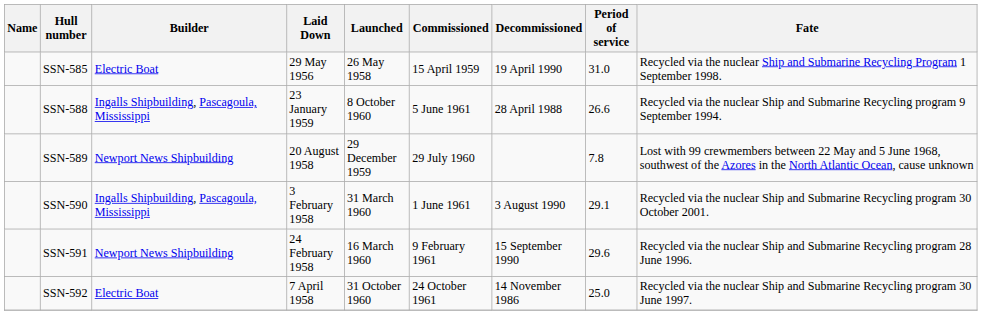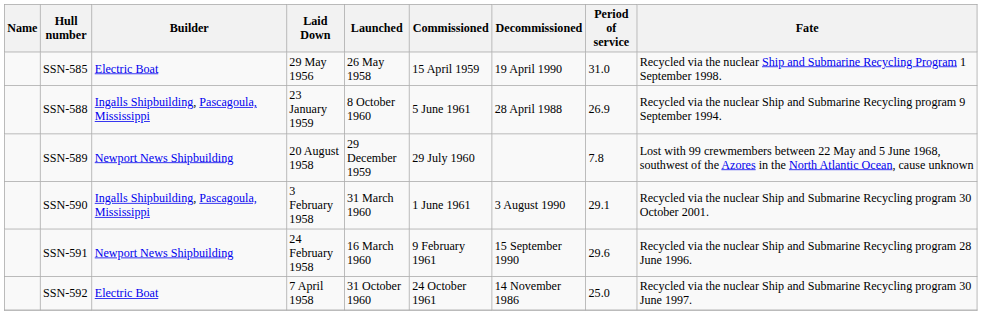(599, 109) 26.6 -> (599, 109) 26.9
